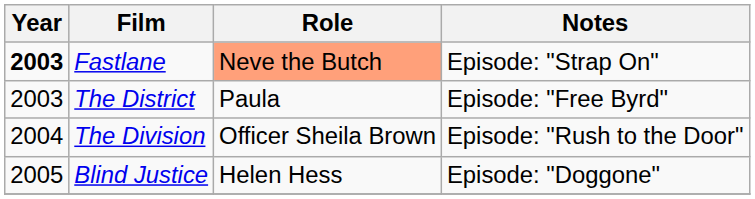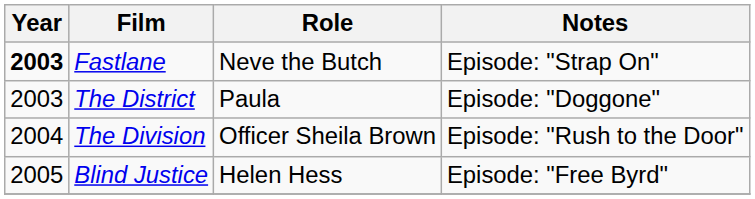(301, 61) lightsalmon background -> (301, 61) no background
(557, 99) Episode: "Free Byrd" -> (553, 99) Episode: "Doggone"
(553, 174) Episode: "Doggone" -> (557, 174) Episode: "Free Byrd"
